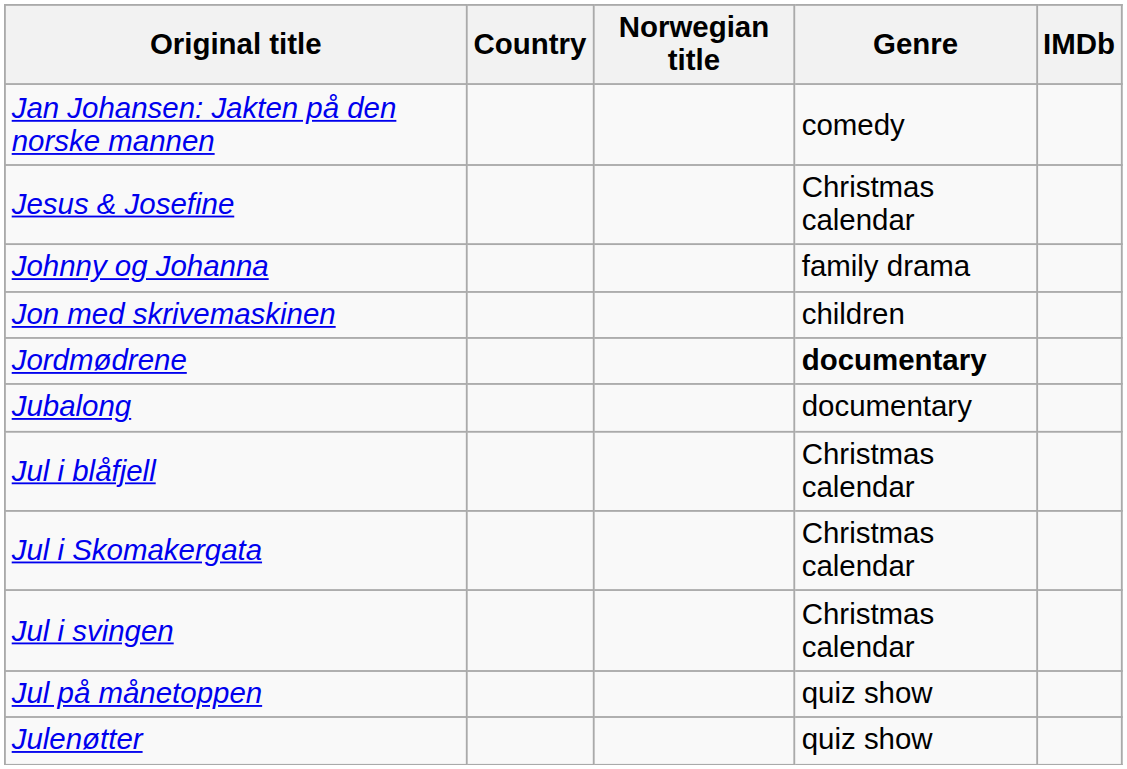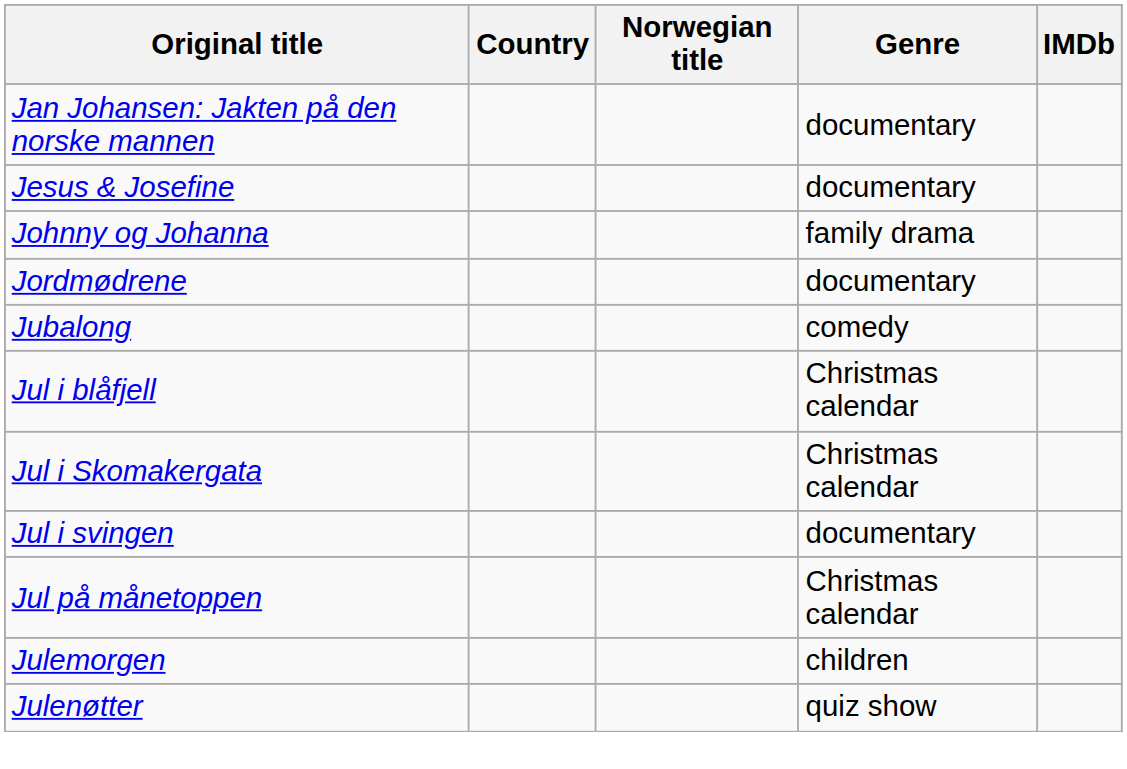(853, 124) comedy -> (891, 124) documentary
(868, 204) Christmas calendar -> (891, 187) documentary
- row: (174, 313)
(894, 360) bold -> (891, 280) normal
(887, 407) documentary -> (857, 327) comedy
(868, 630) Christmas calendar -> (891, 533) documentary
(867, 693) quiz show -> (872, 597) Christmas calendar
+ row: (89, 660)
